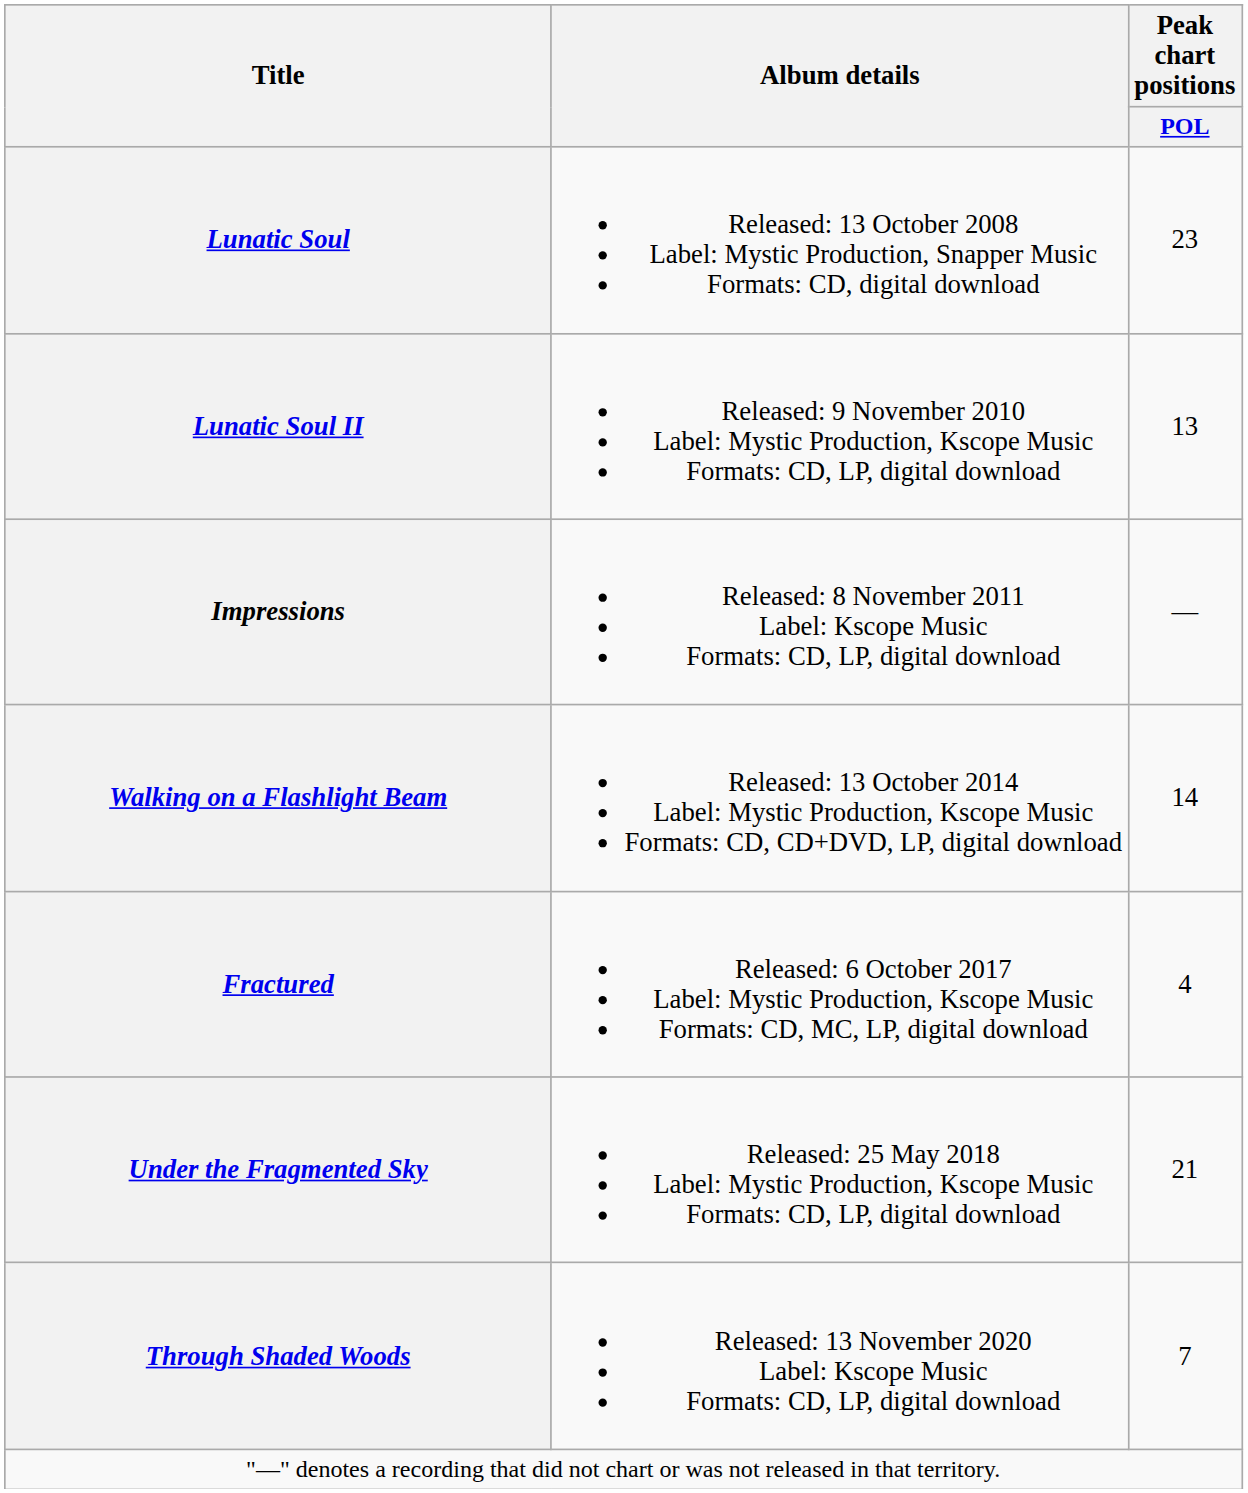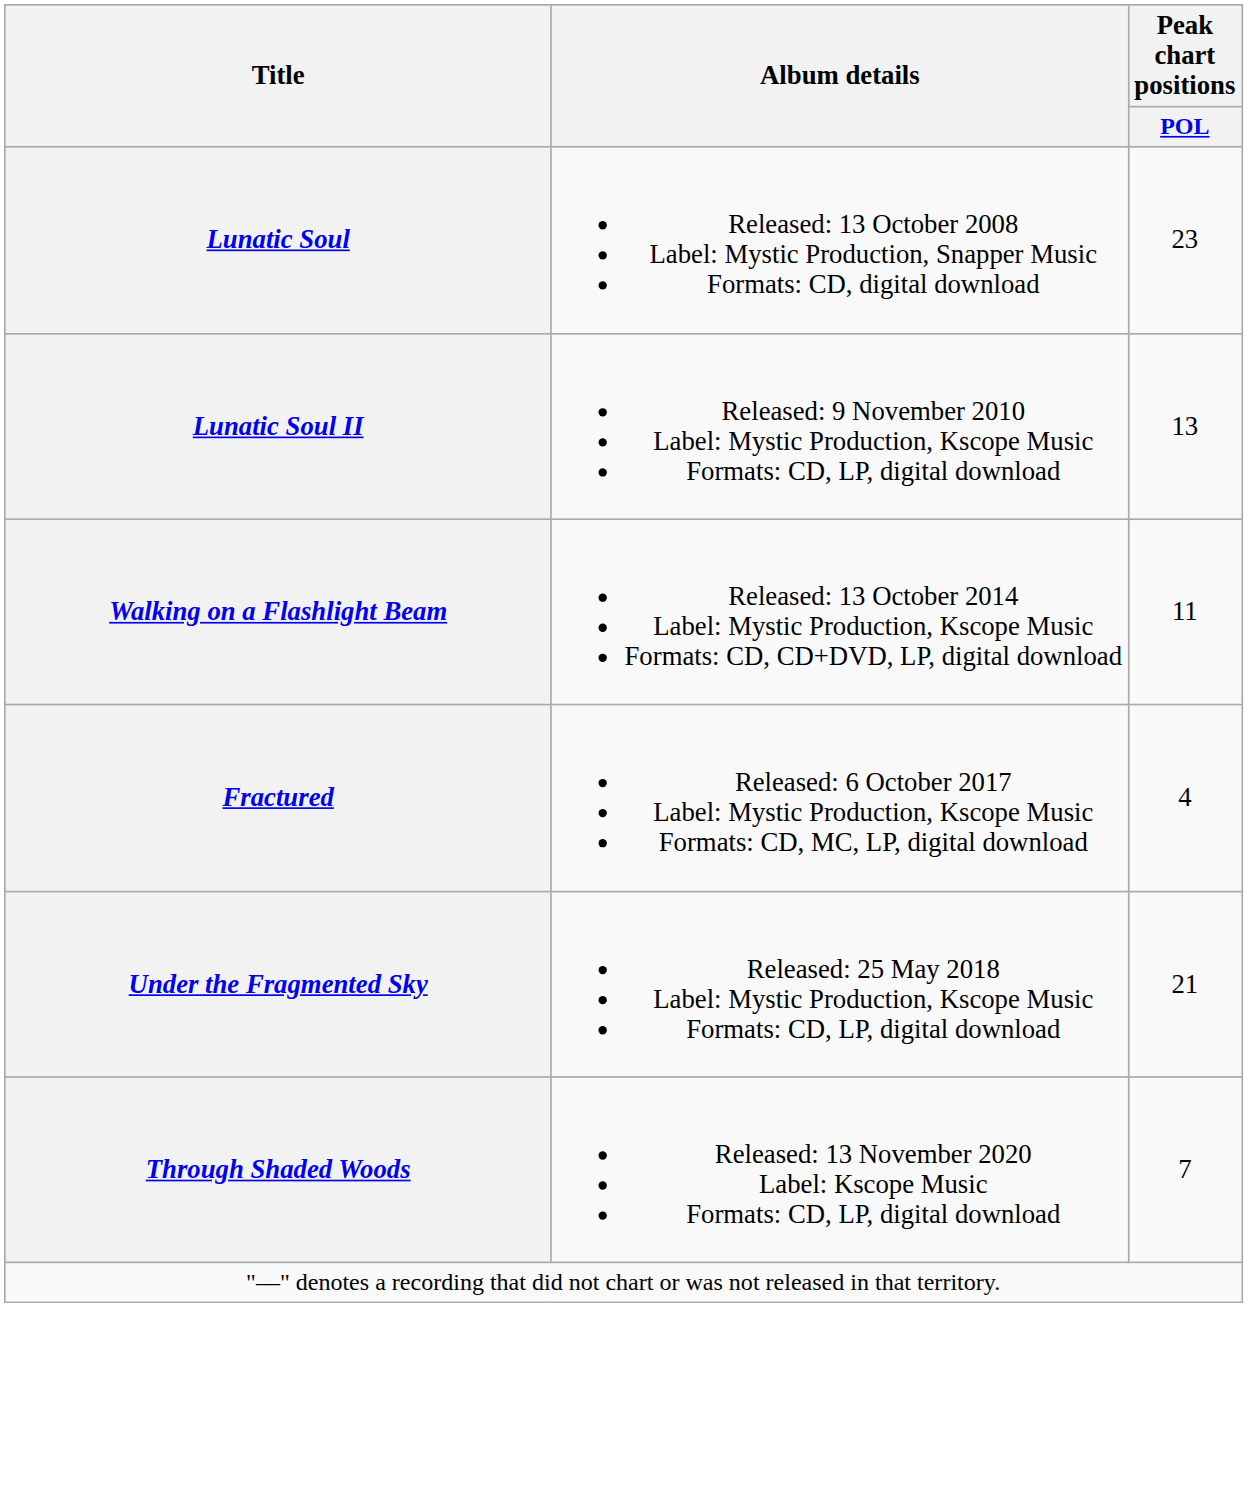- row: (278, 611)
(1185, 797) 14 -> (1185, 611) 11
